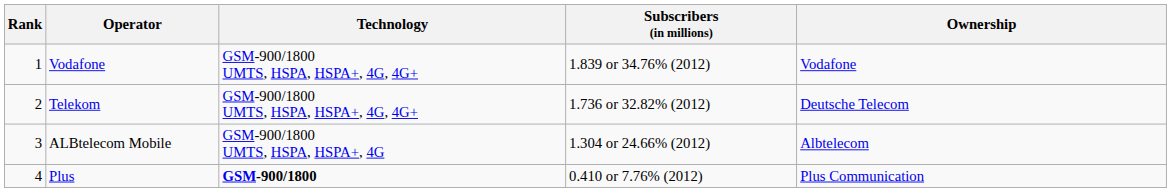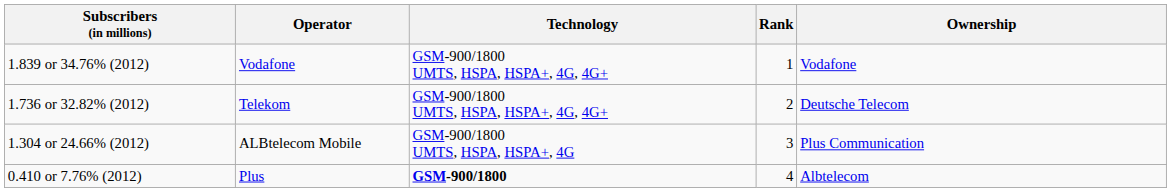columns swapped: (25, 24) <-> (681, 24)
(835, 144) Albtelecom -> (862, 144) Plus Communication
(862, 175) Plus Communication -> (835, 175) Albtelecom
